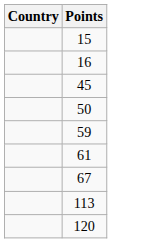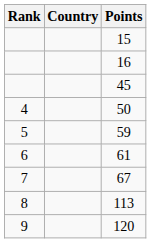+ column: (24, 16)
